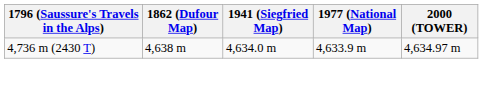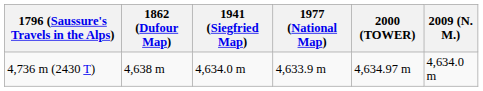+ column: (451, 28)
